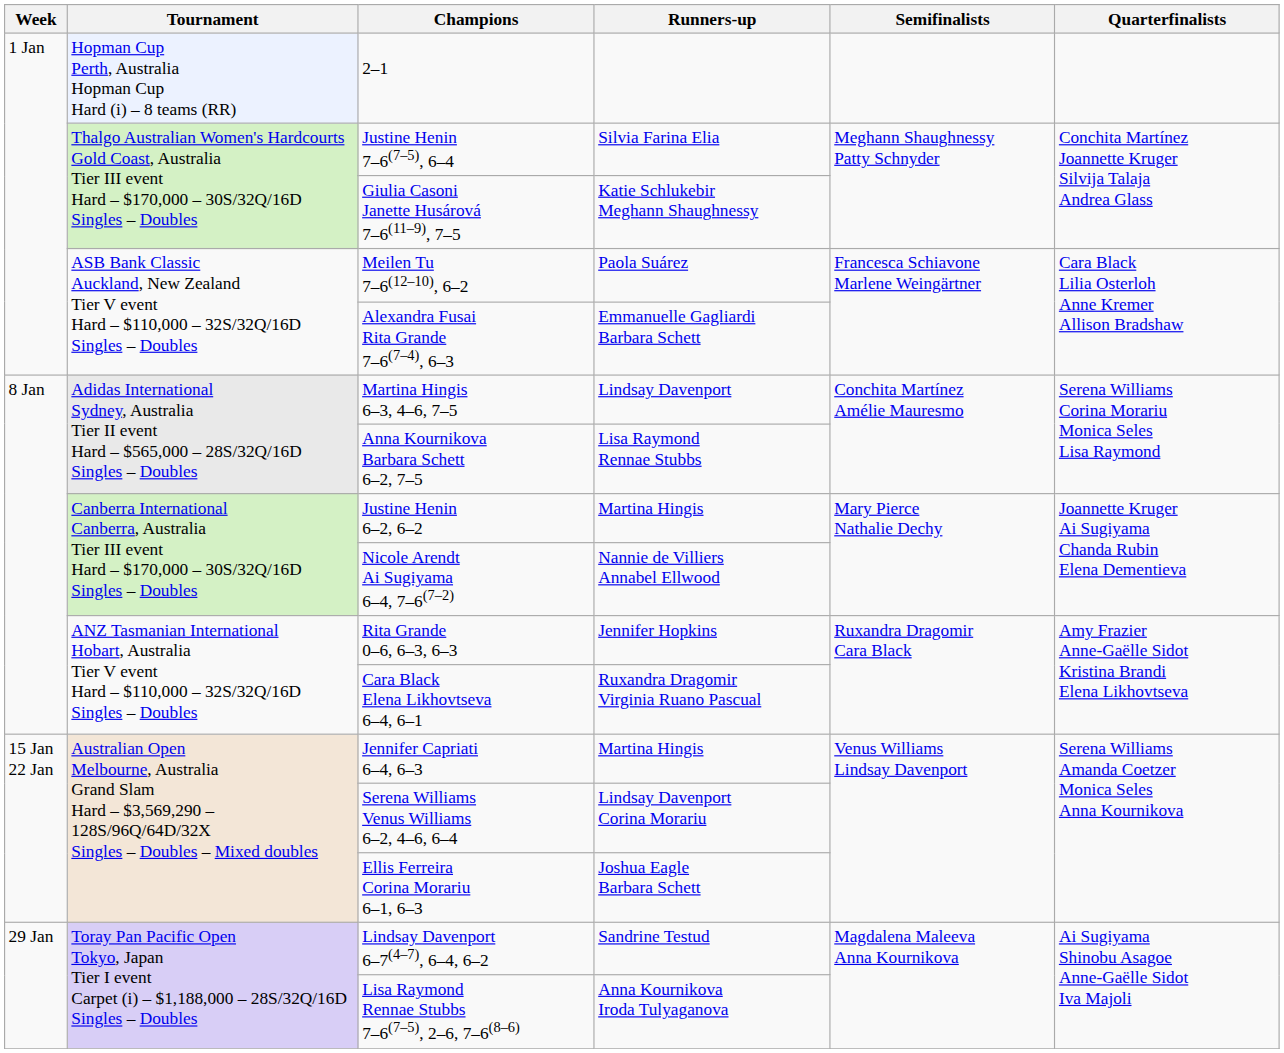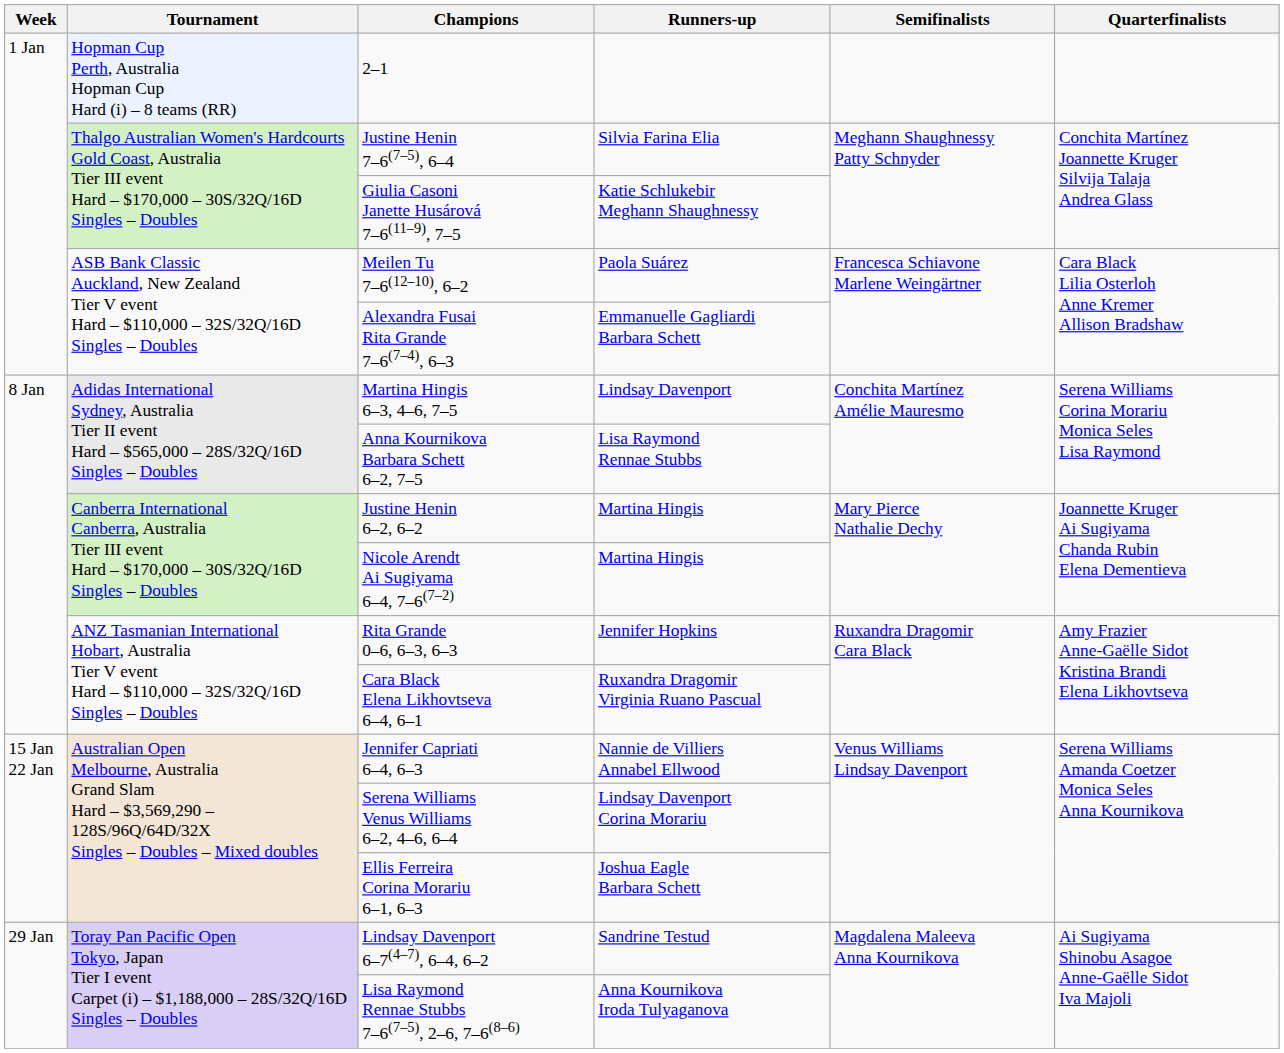(661, 567) Nannie de Villiers Annabel Ellwood -> (651, 556) Martina Hingis
(651, 748) Martina Hingis -> (661, 758) Nannie de Villiers Annabel Ellwood
